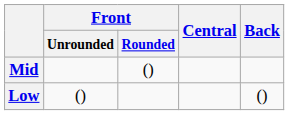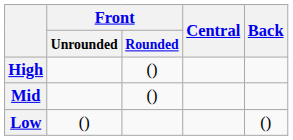+ row: (26, 69)
